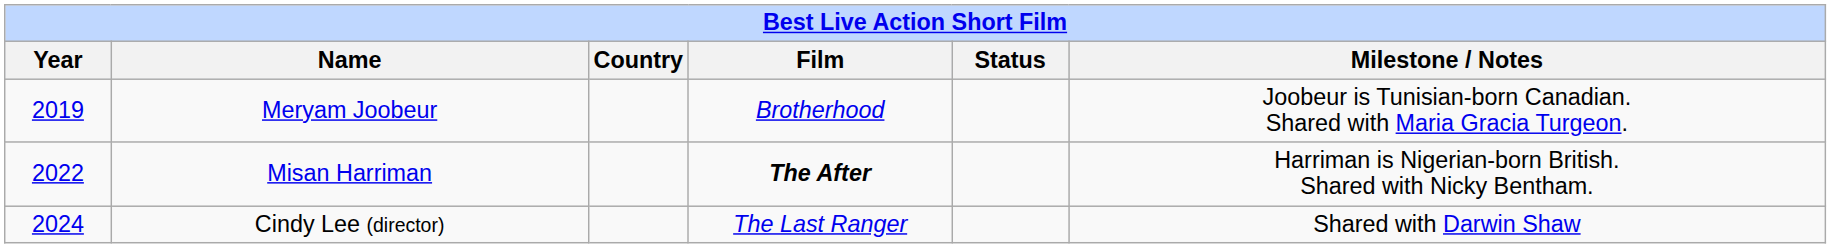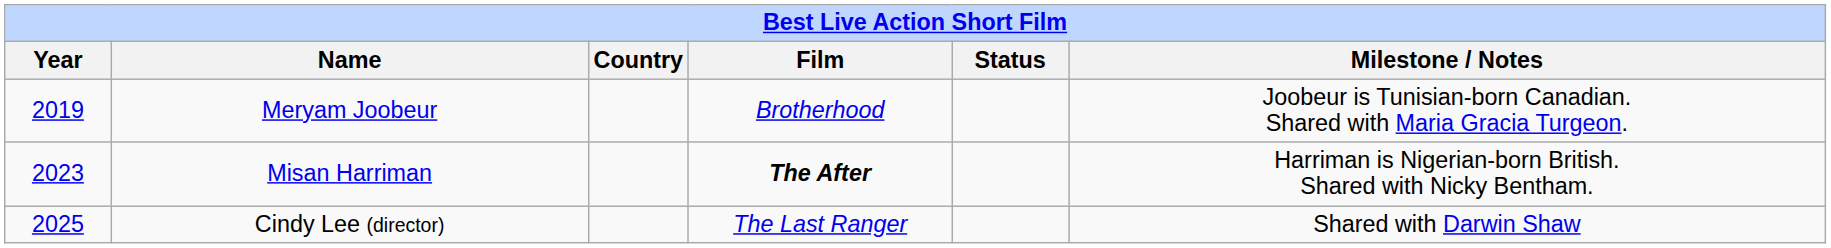(58, 173) 2022 -> (58, 173) 2023
(58, 223) 2024 -> (58, 223) 2025
